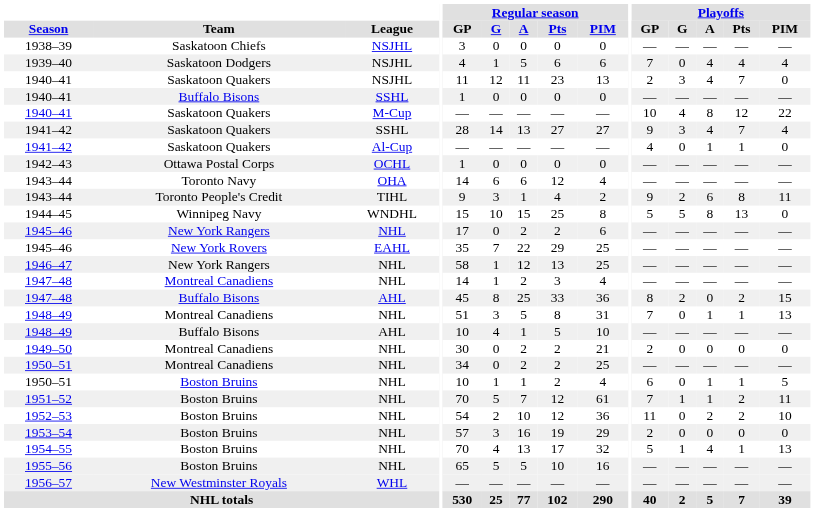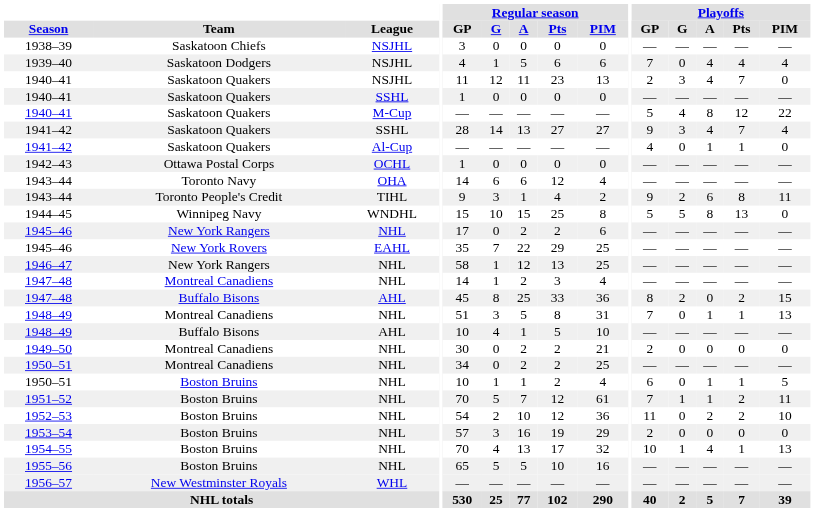(219, 96) Buffalo Bisons -> (219, 96) Saskatoon Quakers
(650, 113) 10 -> (650, 113) 5
(650, 449) 5 -> (650, 449) 10
